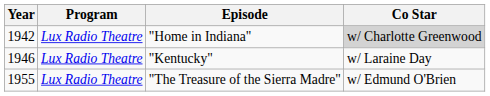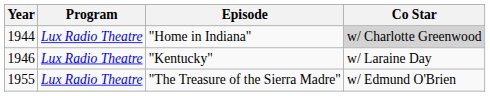(21, 36) 1942 -> (21, 36) 1944
